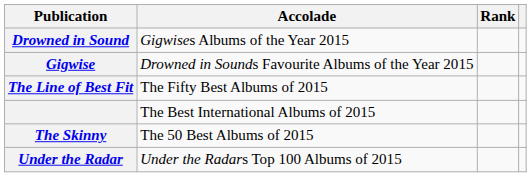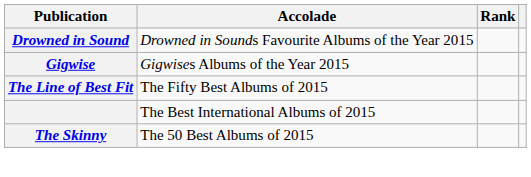(245, 40) Gigwises Albums of the Year 2015 -> (307, 40) Drowned in Sounds Favourite Albums of the Year 2015
(307, 64) Drowned in Sounds Favourite Albums of the Year 2015 -> (245, 64) Gigwises Albums of the Year 2015
- row: (71, 159)
